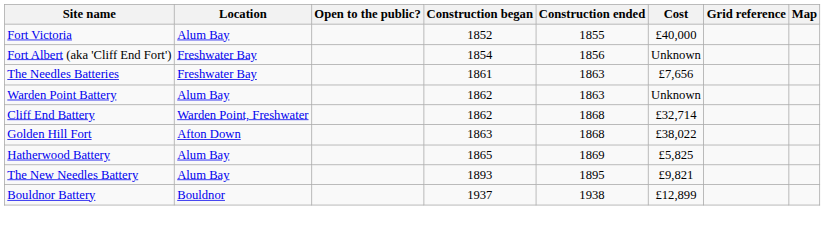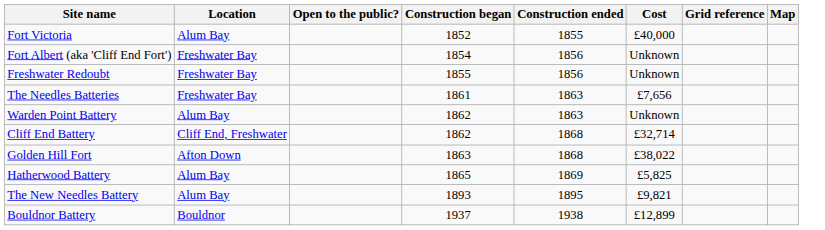+ row: (58, 74)
(243, 114) Warden Point, Freshwater -> (232, 134) Cliff End, Freshwater
